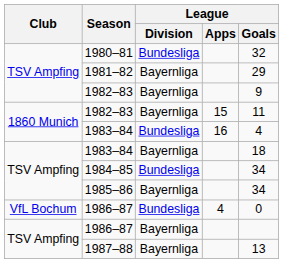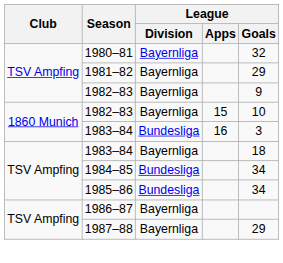(169, 53) Bundesliga -> (169, 53) Bayernliga
(259, 111) 11 -> (259, 111) 10
(259, 131) 4 -> (259, 131) 3
(169, 190) Bayernliga -> (169, 190) Bundesliga
- row: (109, 209)
(259, 248) 13 -> (259, 229) 29
